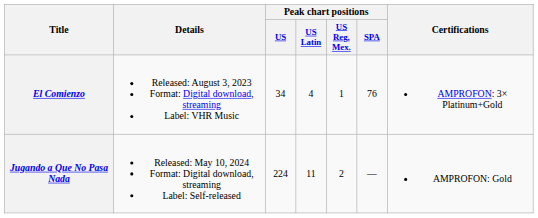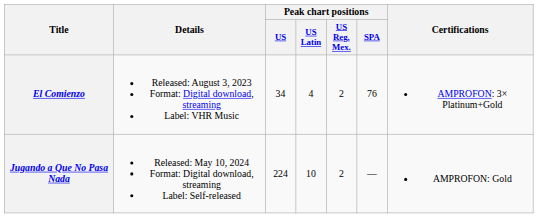(341, 94) 1 -> (341, 94) 2
(311, 173) 11 -> (311, 173) 10
